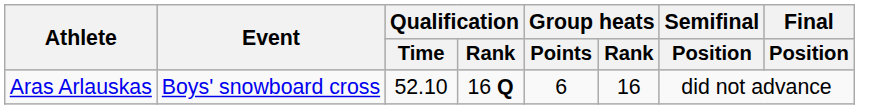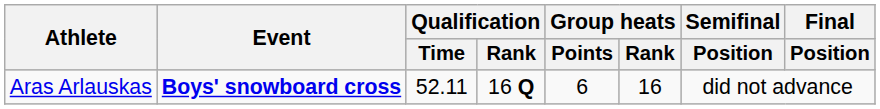(271, 87) normal -> (281, 87) bold
(421, 87) 52.10 -> (442, 87) 52.11
